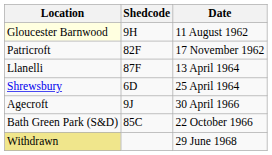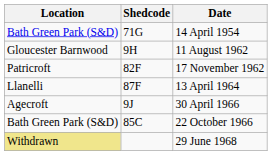+ row: (207, 31)
(57, 31) lightyellow background -> (57, 50) no background
- row: (207, 86)
